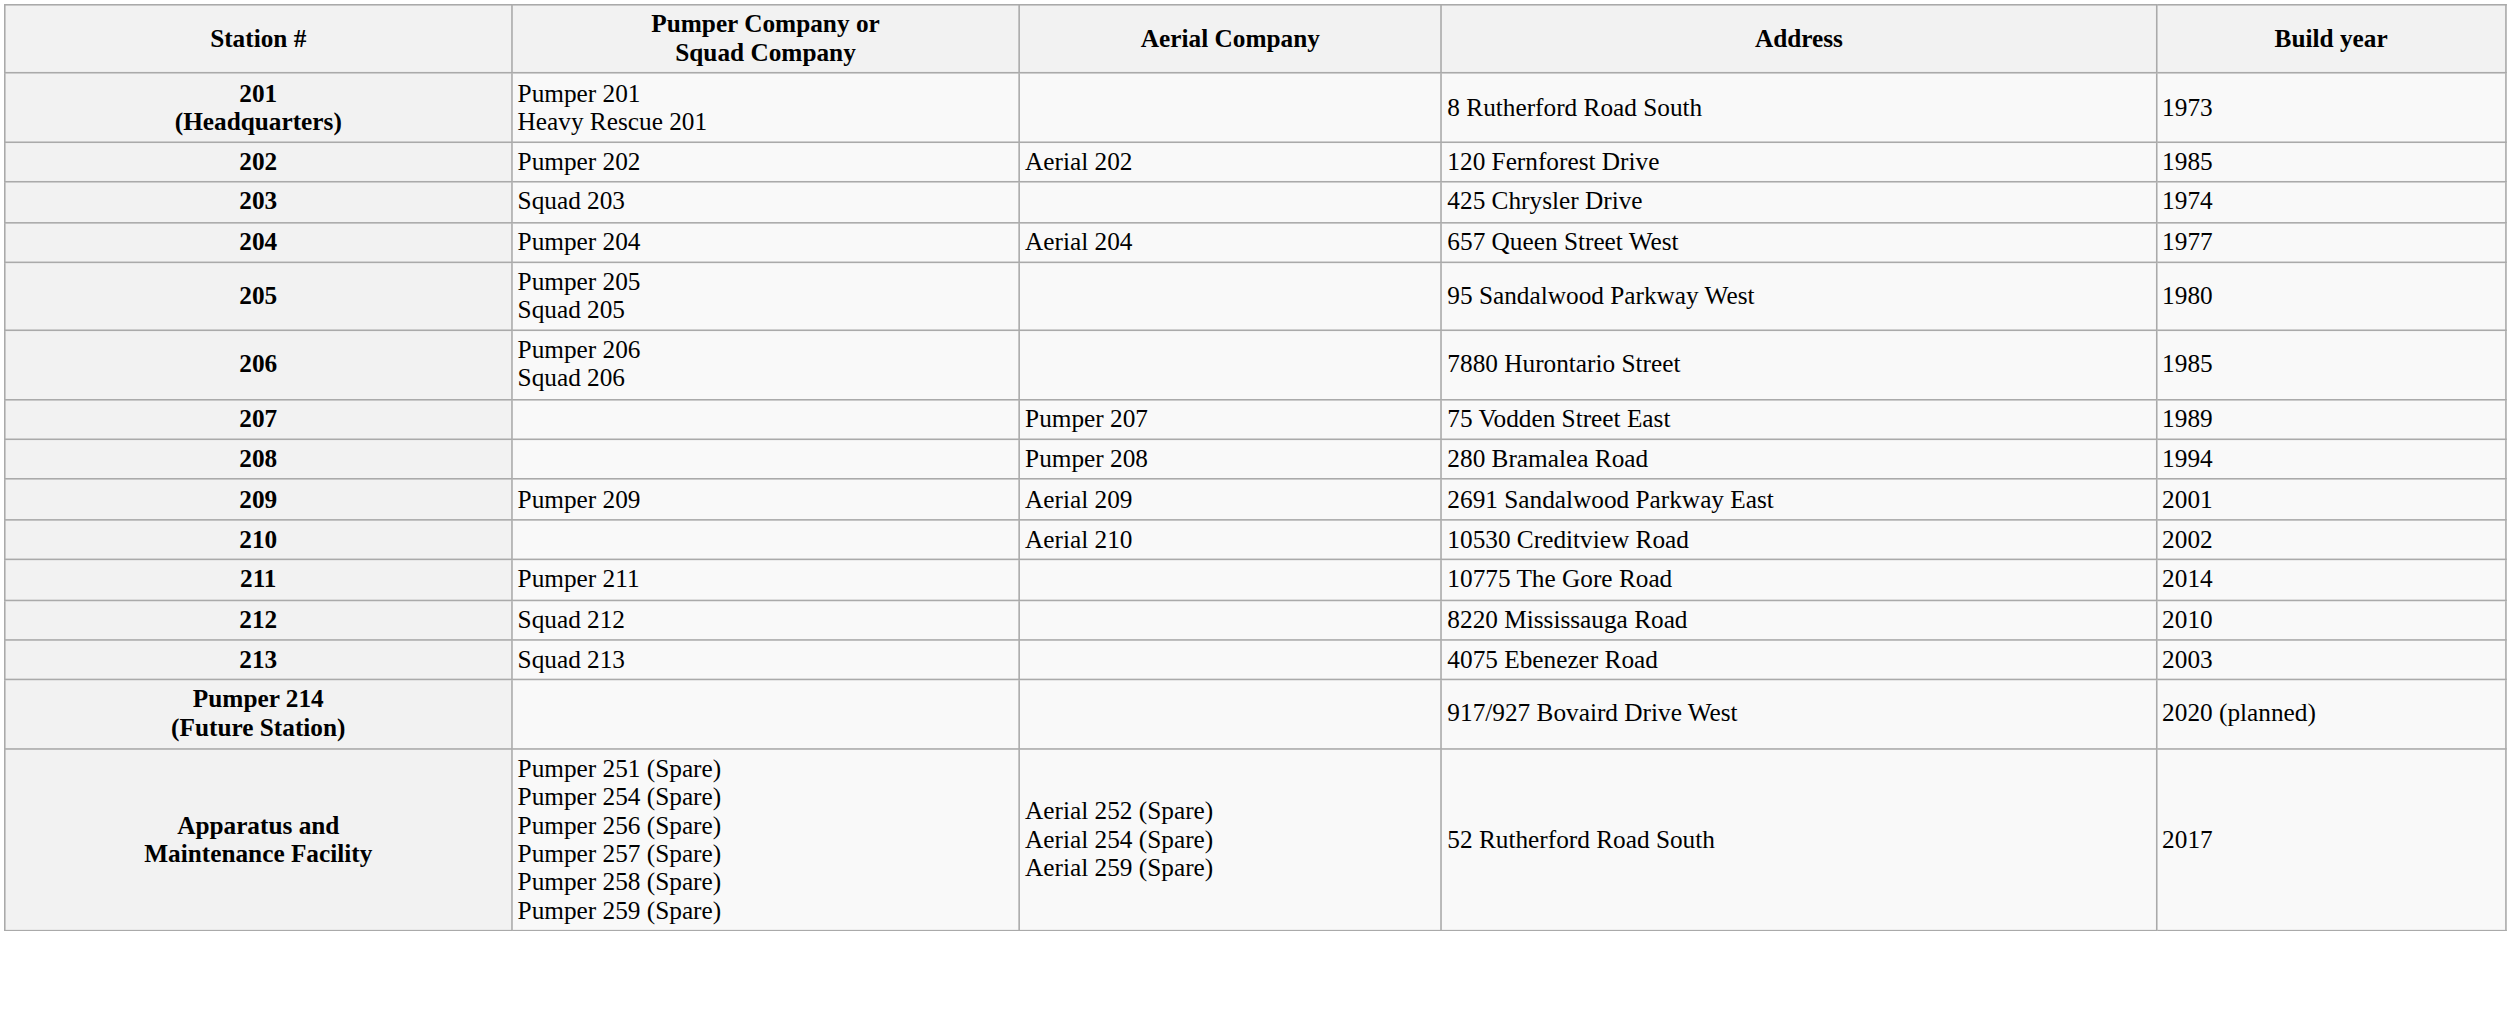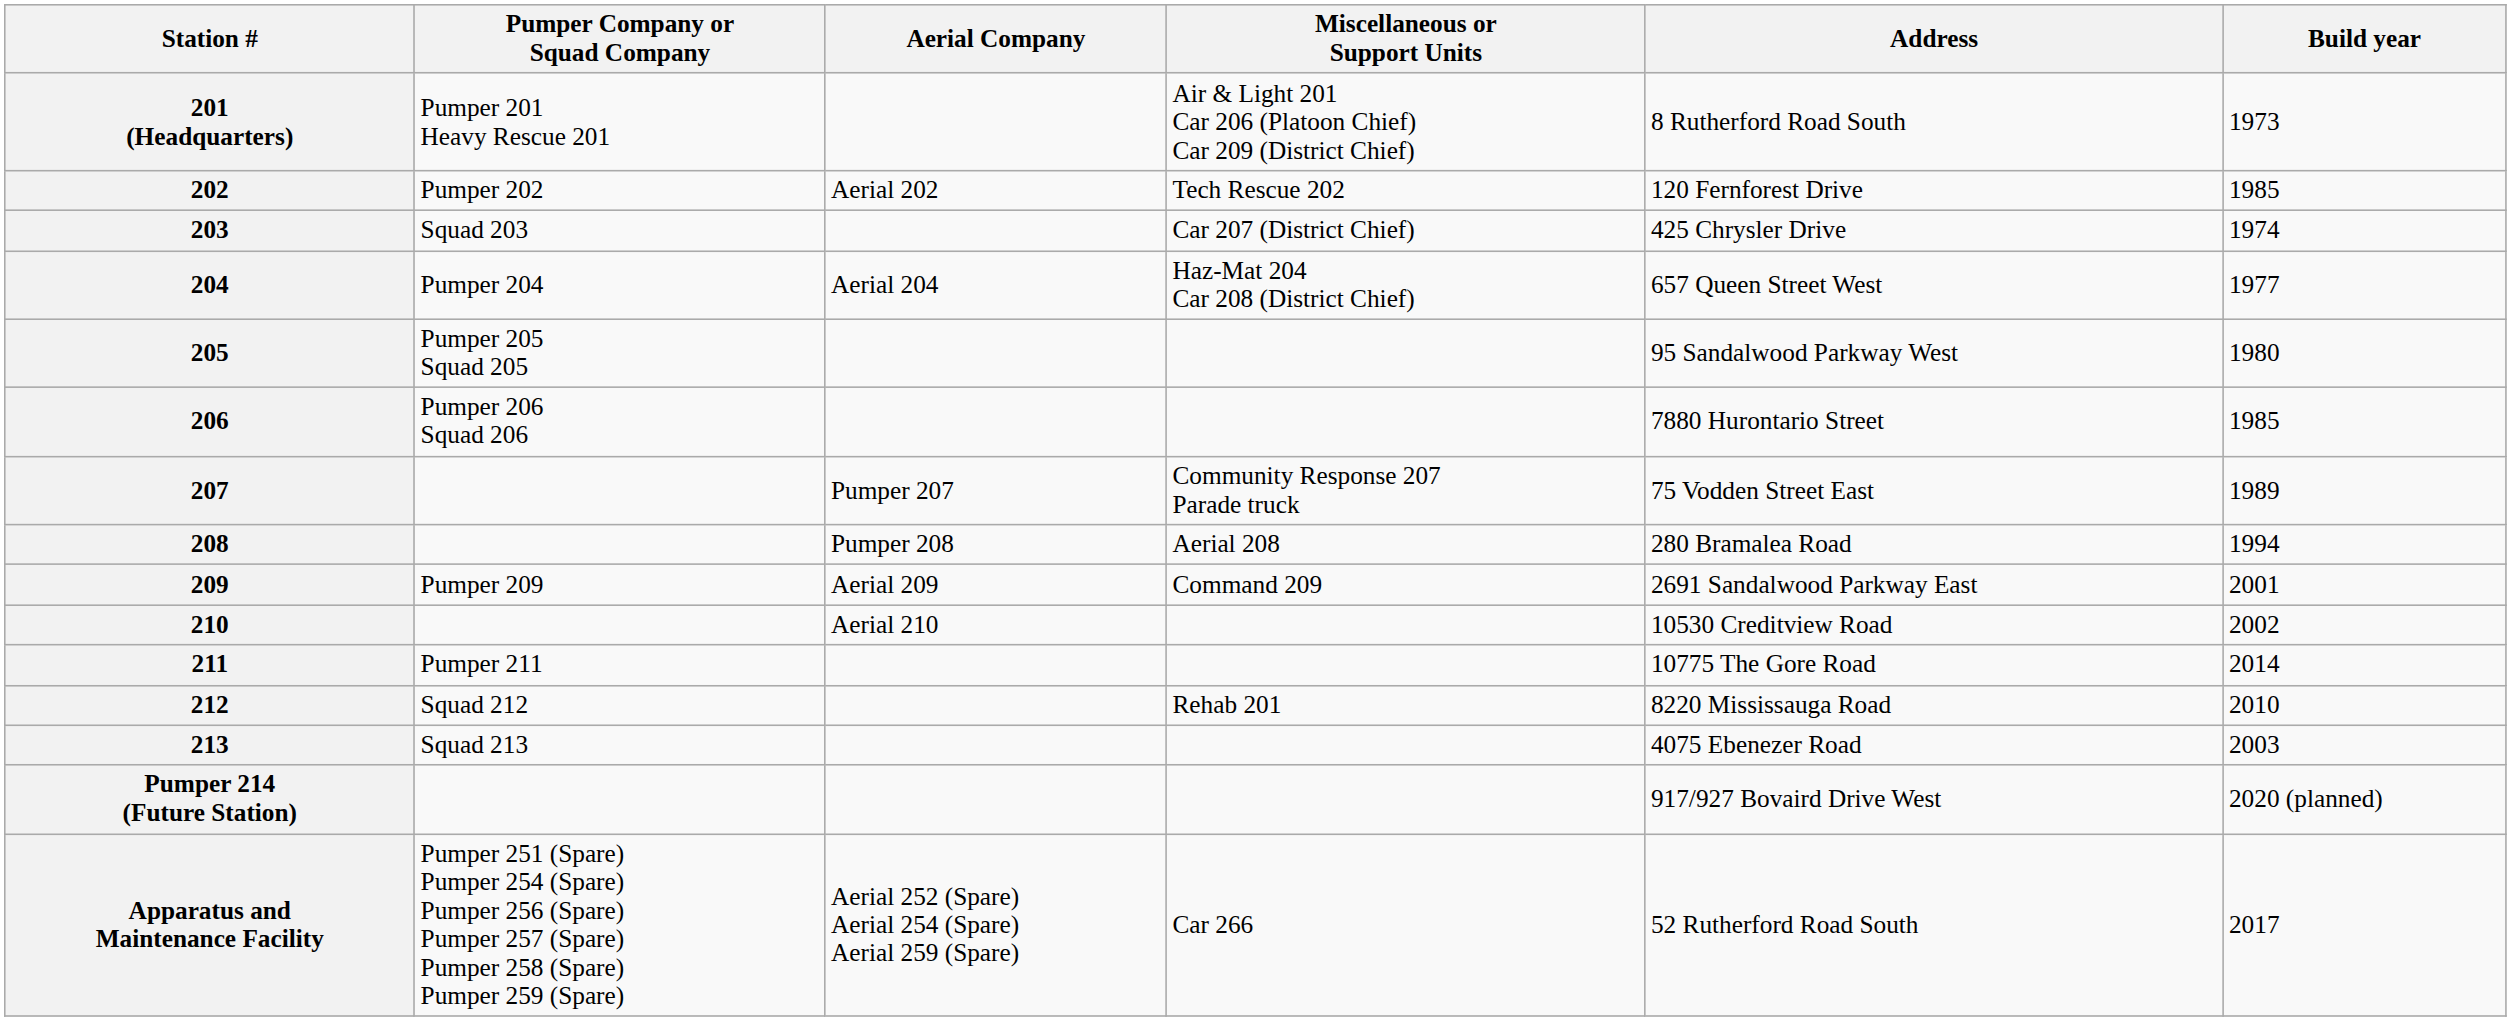+ column: (1406, 38)
